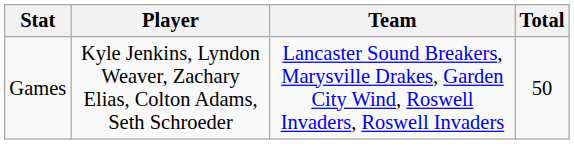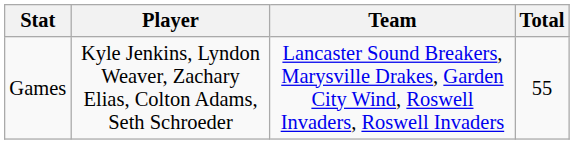(542, 87) 50 -> (542, 87) 55
